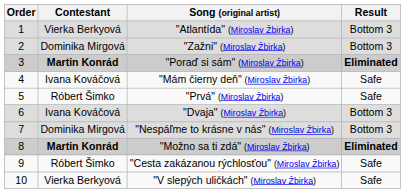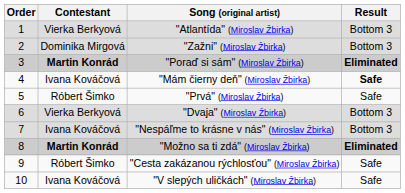(371, 79) normal -> (371, 79) bold
(83, 113) Ivana Kováčová -> (83, 113) Vierka Berkyová
(83, 130) Dominika Mirgová -> (83, 130) Ivana Kováčová
(83, 180) Vierka Berkyová -> (83, 180) Ivana Kováčová
